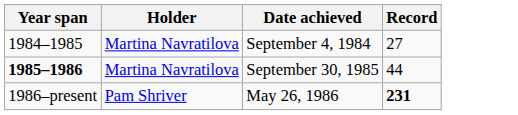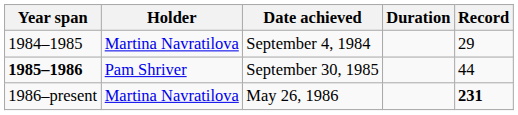+ column: (418, 17)
(394, 43) 27 -> (466, 43) 29
(172, 69) Martina Navratilova -> (146, 69) Pam Shriver
(146, 95) Pam Shriver -> (172, 95) Martina Navratilova
